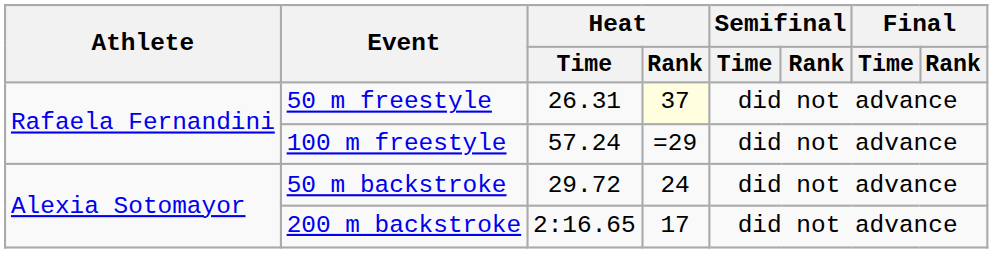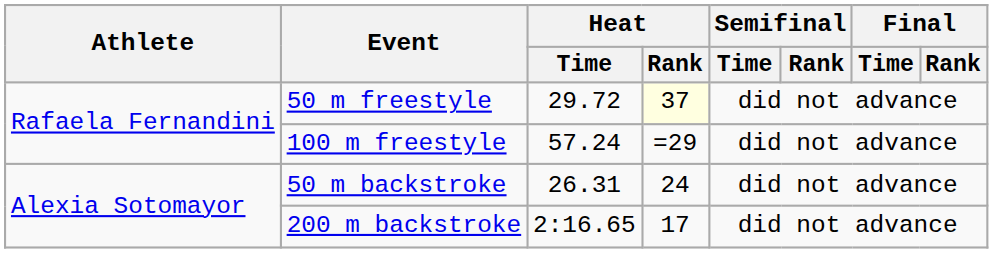(584, 103) 26.31 -> (584, 103) 29.72
(584, 185) 29.72 -> (584, 185) 26.31
